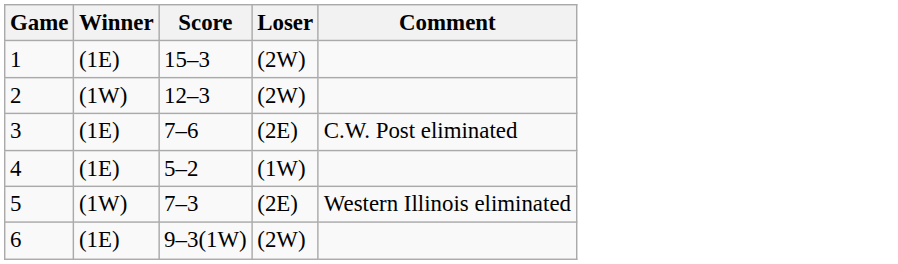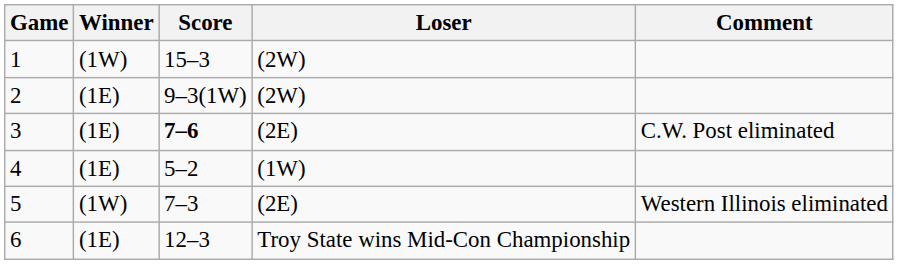(99, 58) (1E) -> (103, 58) (1W)
(103, 95) (1W) -> (99, 95) (1E)
(187, 95) 12–3 -> (205, 95) 9–3(1W)
(181, 131) normal -> (181, 131) bold
(205, 240) 9–3(1W) -> (187, 240) 12–3
(281, 240) (2W) -> (444, 240) Troy State wins Mid-Con Championship
